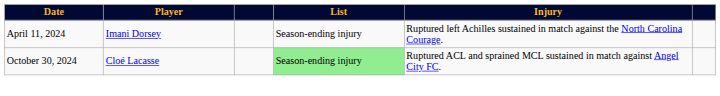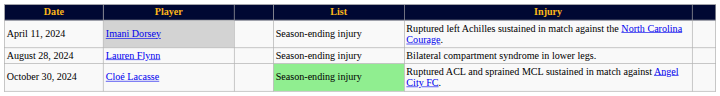(133, 34) no background -> (133, 34) lightgrey background
+ row: (40, 55)
